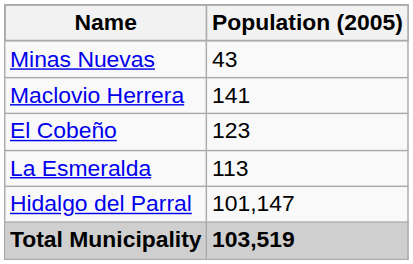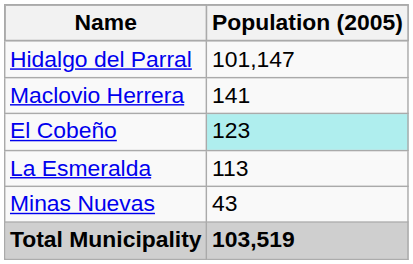rows swapped: (101, 204) <-> (82, 58)
(231, 131) no background -> (231, 131) paleturquoise background
